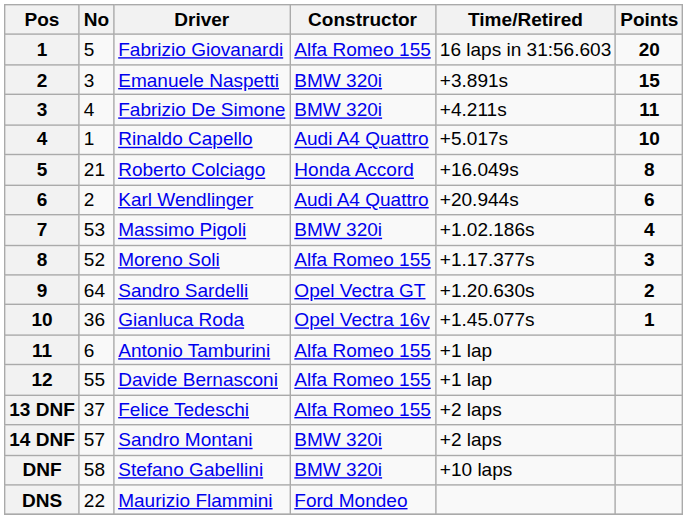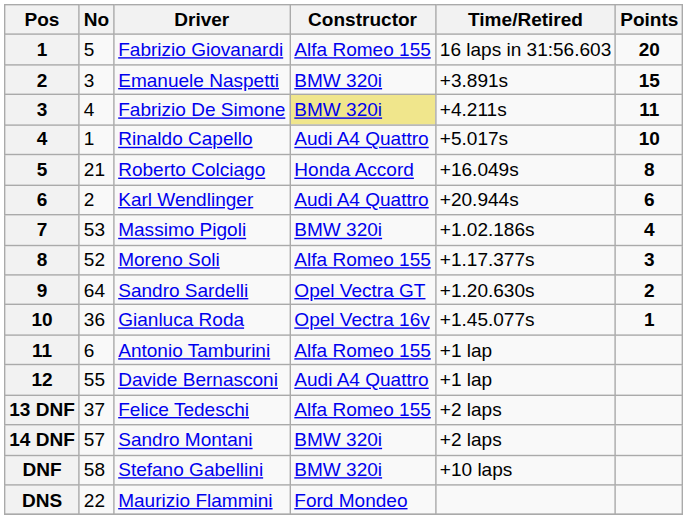(338, 109) no background -> (338, 109) khaki background
(363, 379) Alfa Romeo 155 -> (362, 379) Audi A4 Quattro
